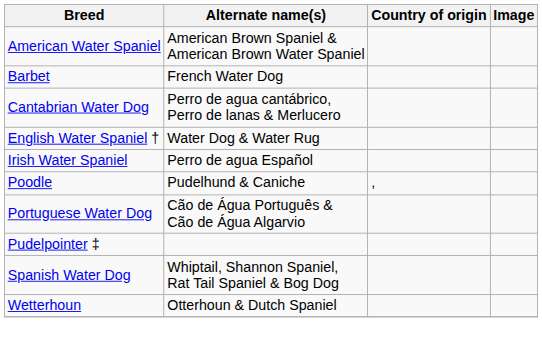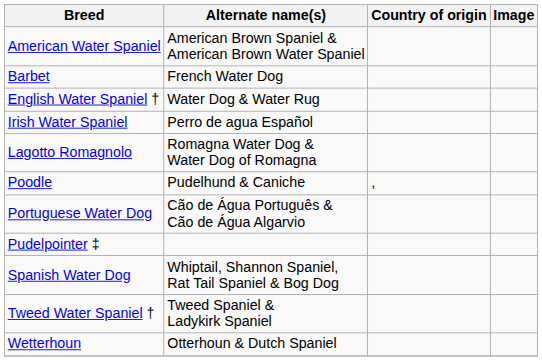- row: (78, 107)
+ row: (70, 152)
+ row: (81, 313)
